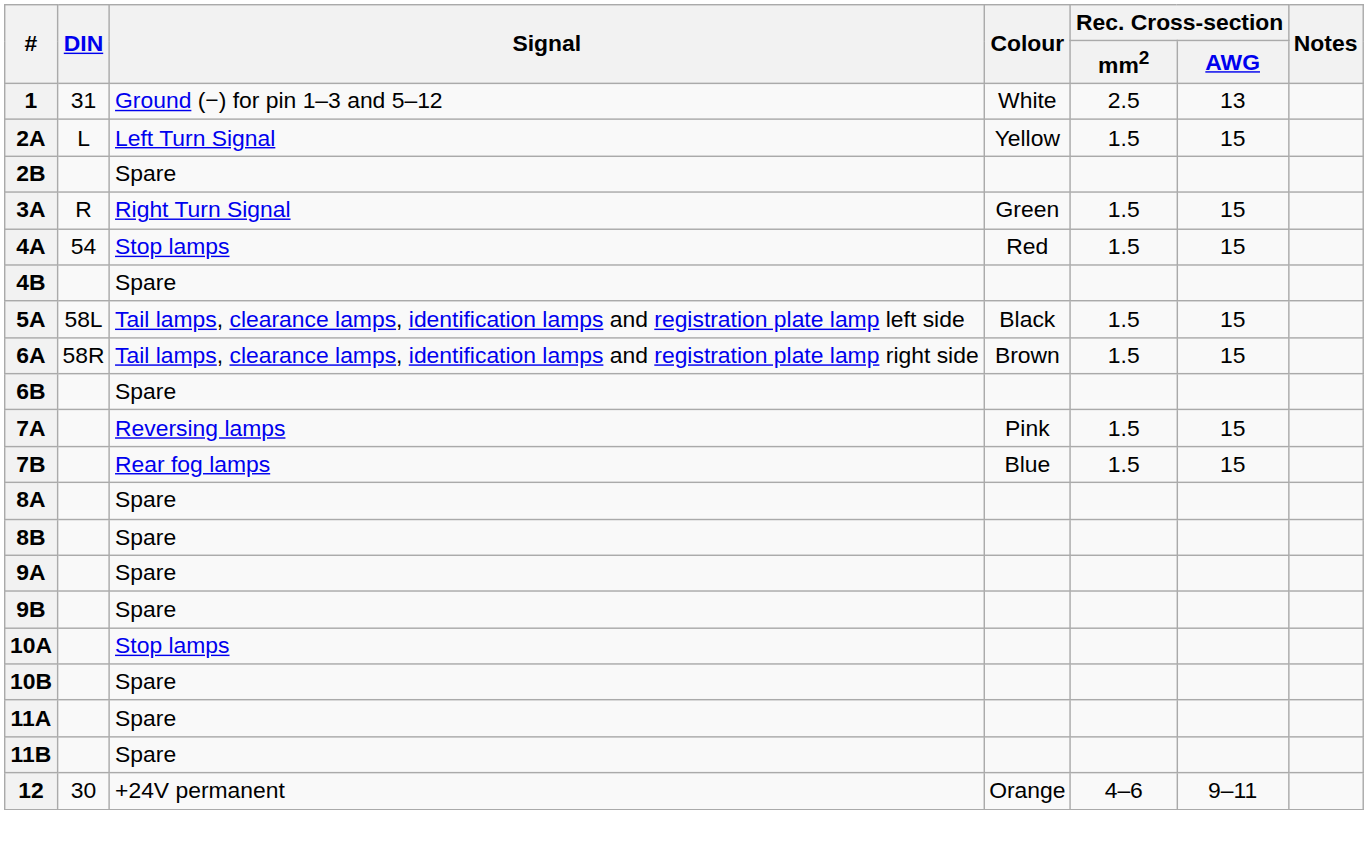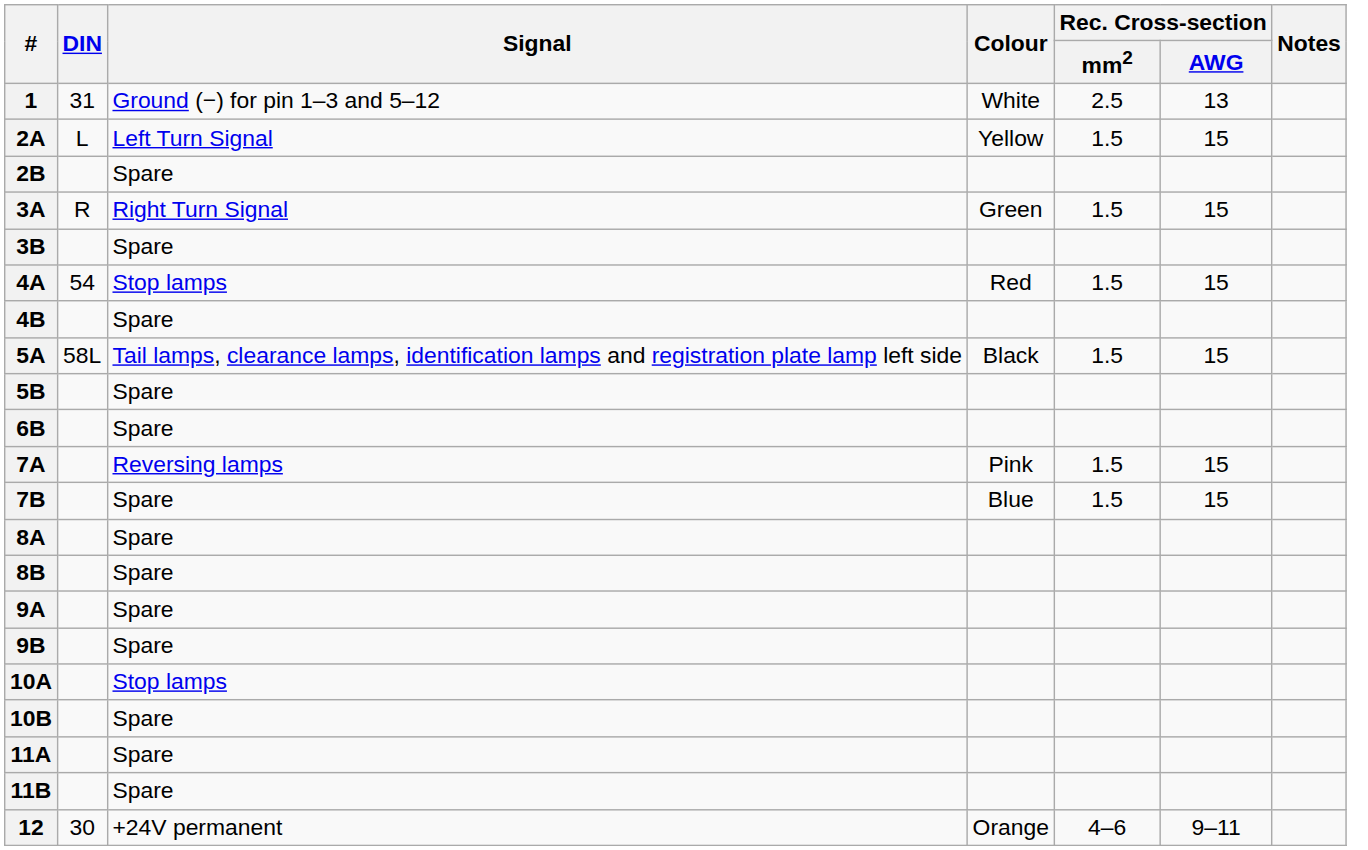+ row: (31, 246)
+ row: (31, 391)
- row: (31, 355)
(193, 464) Rear fog lamps -> (143, 500) Spare
